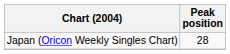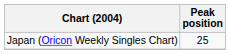(203, 40) 28 -> (203, 40) 25
